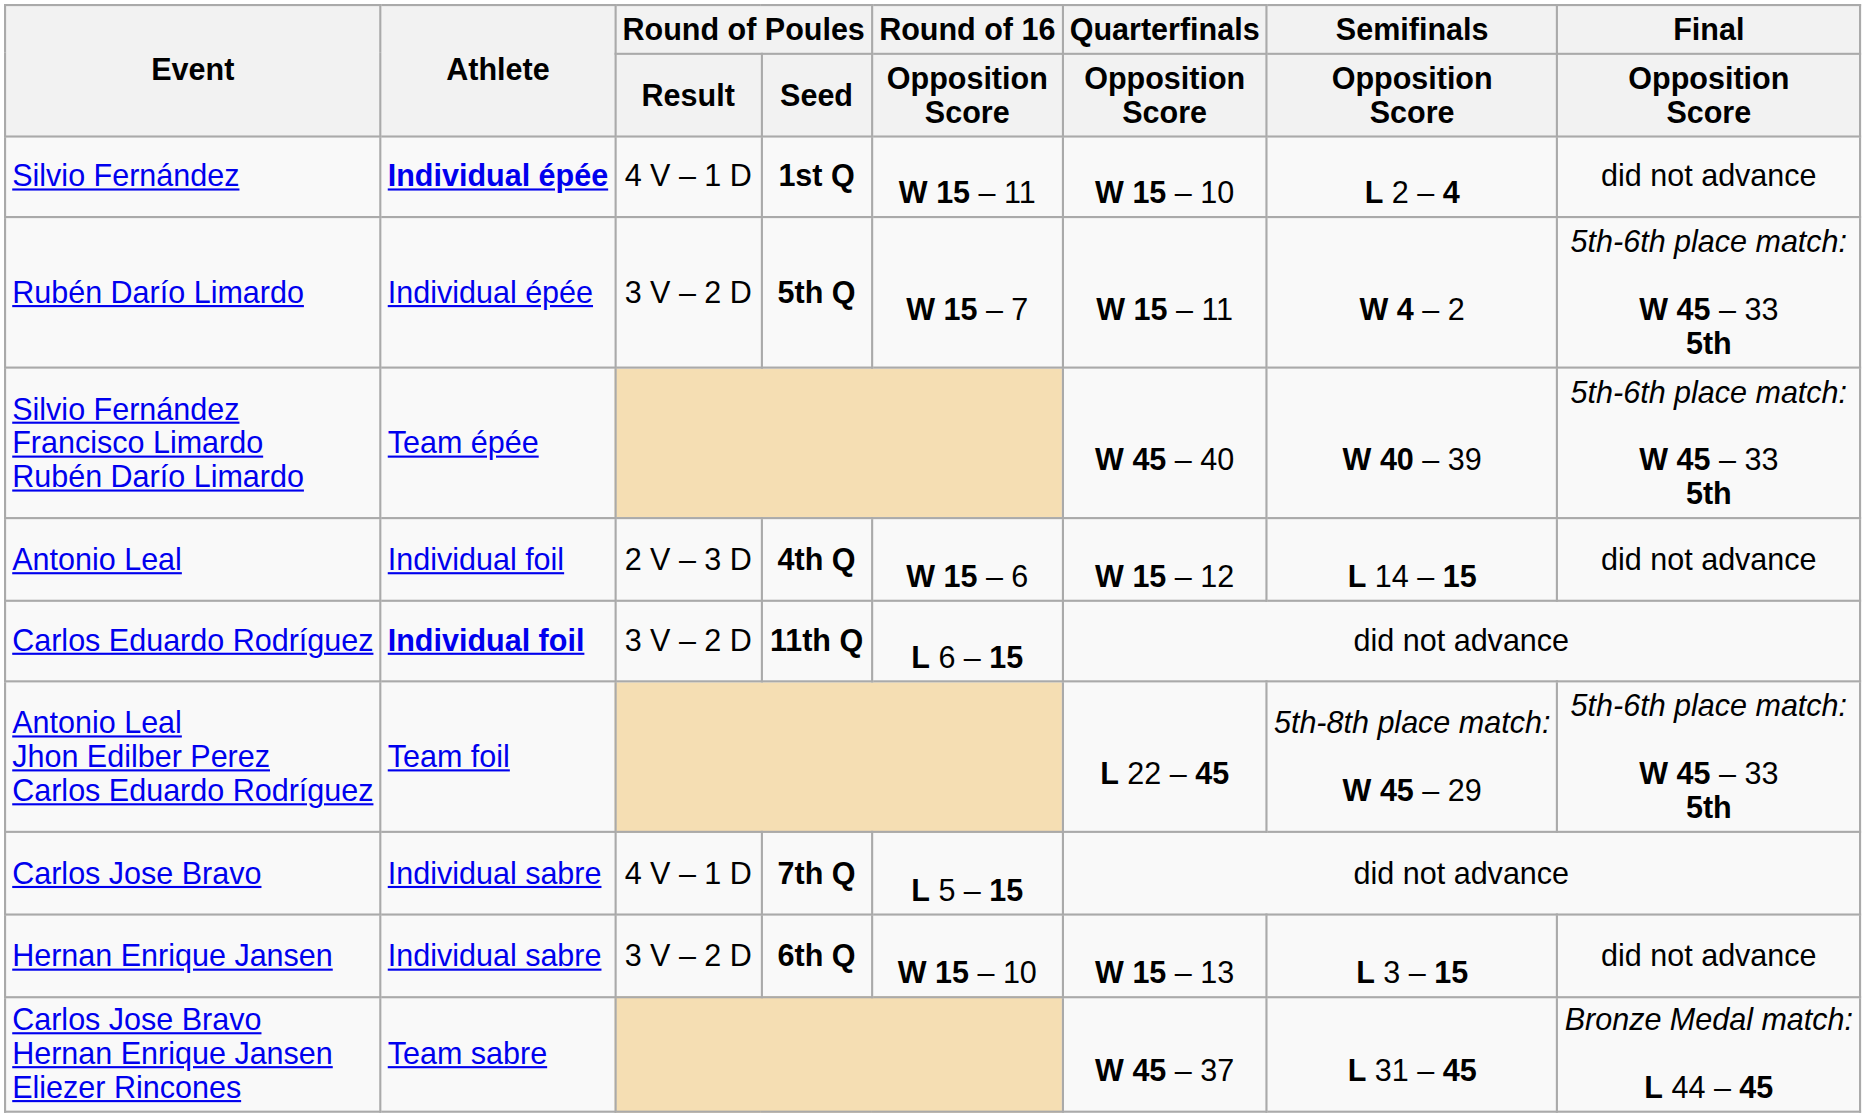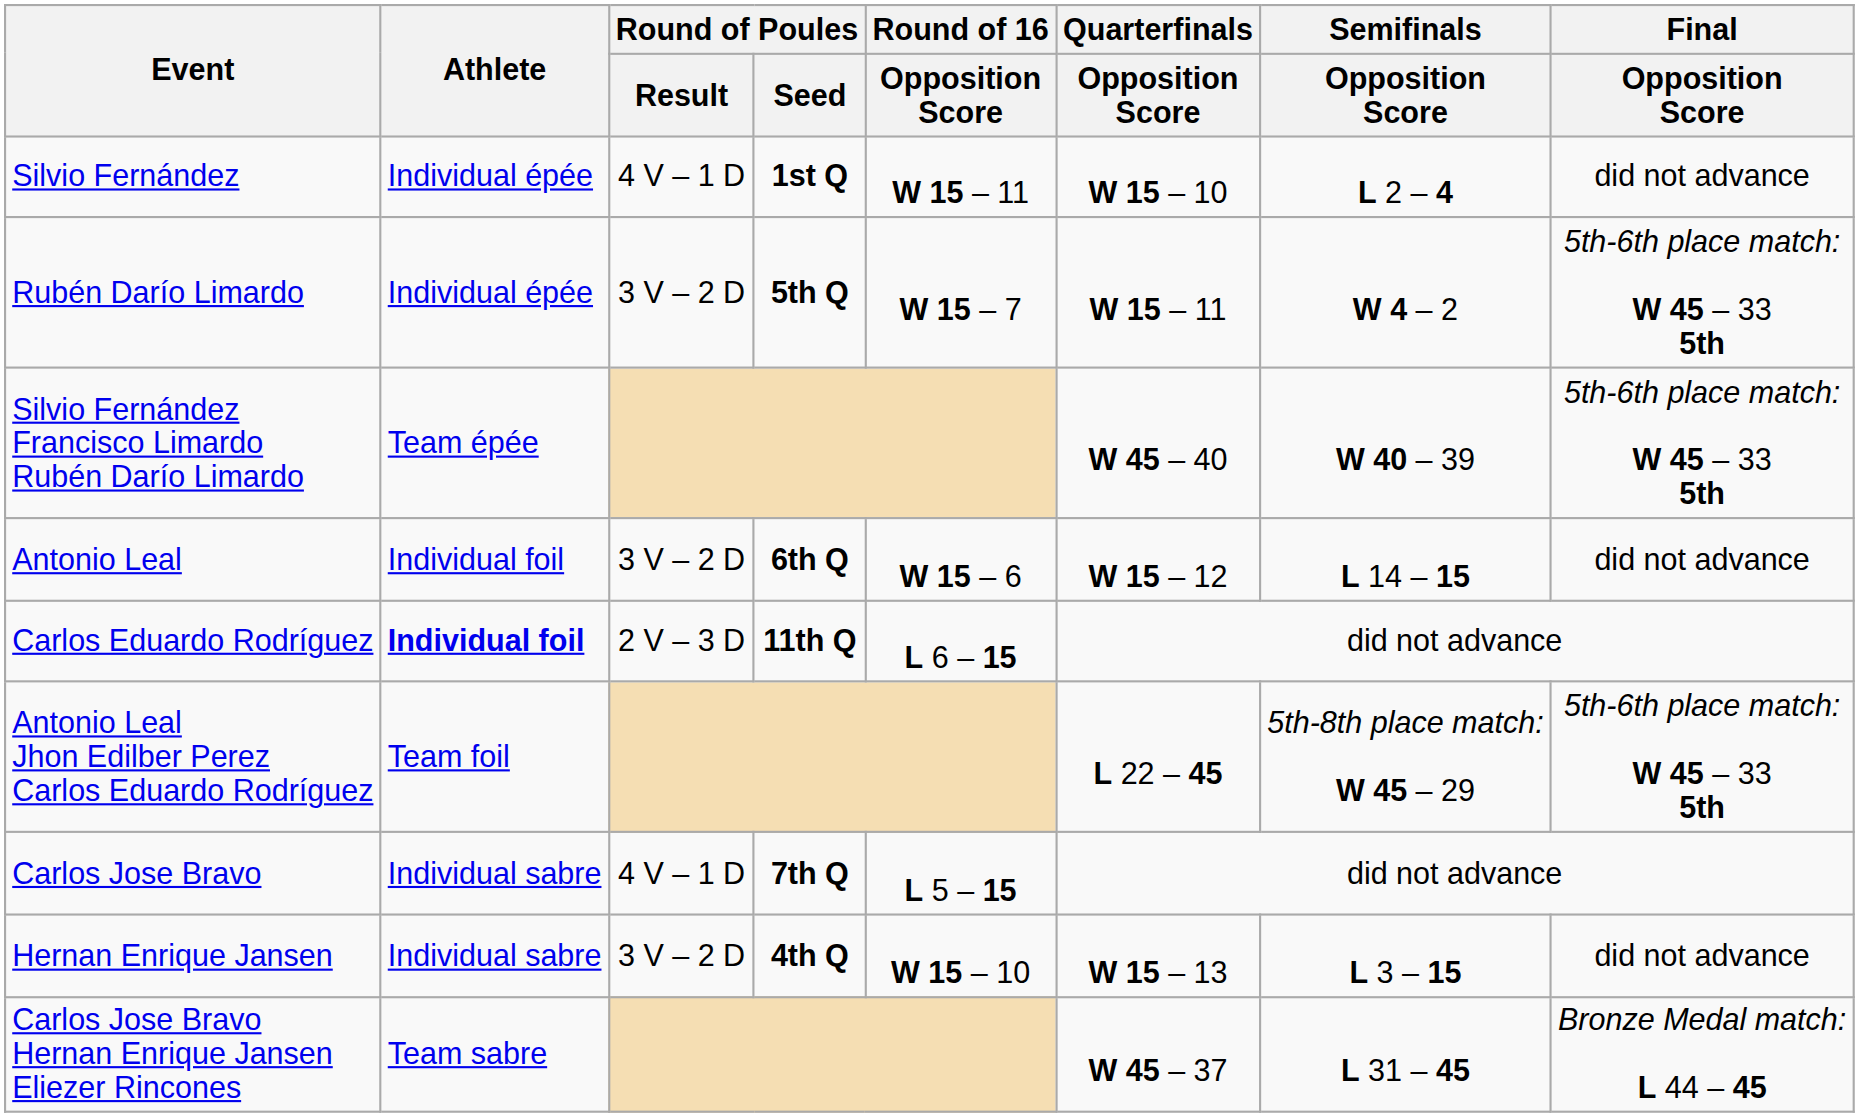(498, 177) bold -> (490, 177) normal
(688, 559) 2 V – 3 D -> (682, 559) 3 V – 2 D
(817, 559) 4th Q -> (810, 559) 6th Q
(688, 641) 3 V – 2 D -> (682, 641) 2 V – 3 D
(817, 955) 6th Q -> (810, 955) 4th Q
